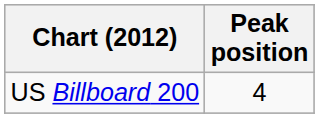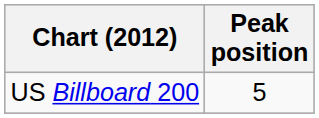(260, 92) 4 -> (260, 92) 5
